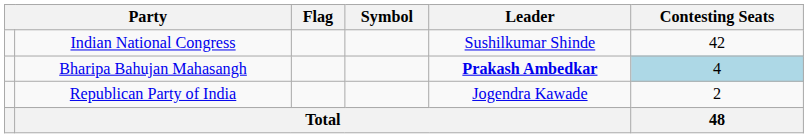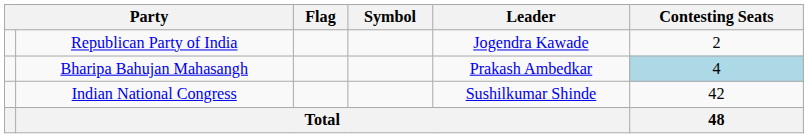rows swapped: (153, 42) <-> (153, 94)
(530, 68) bold -> (531, 68) normal
